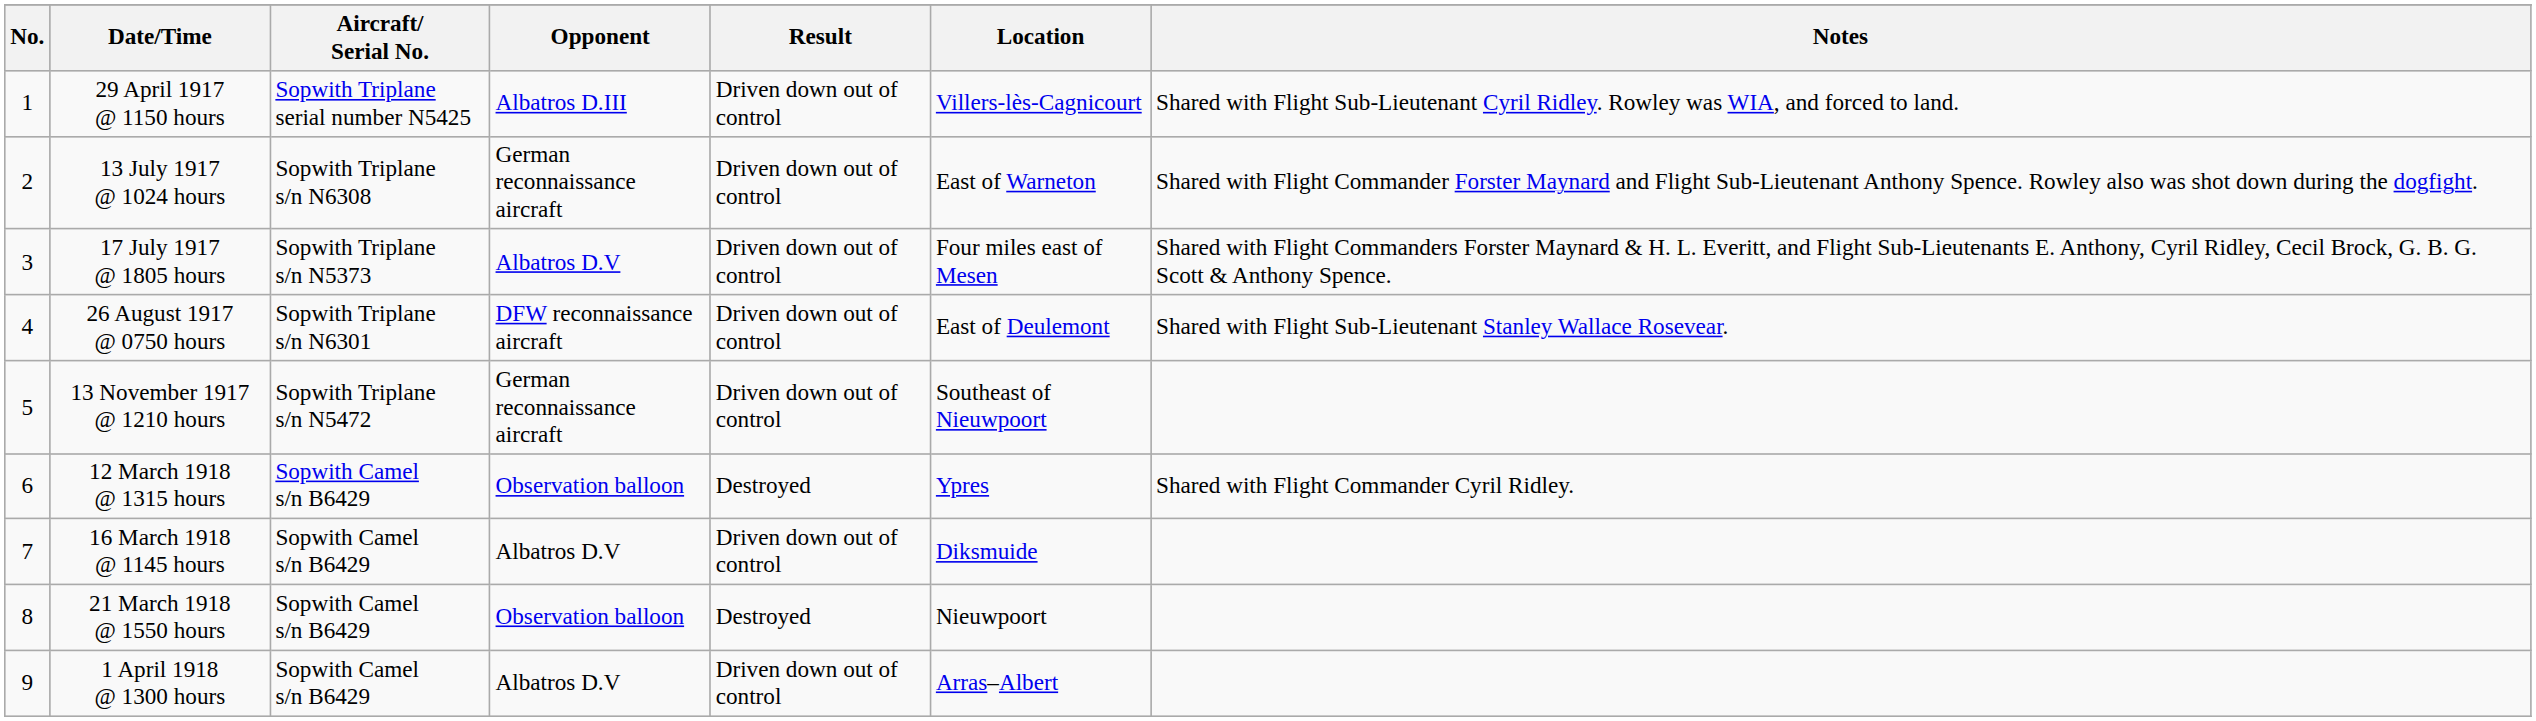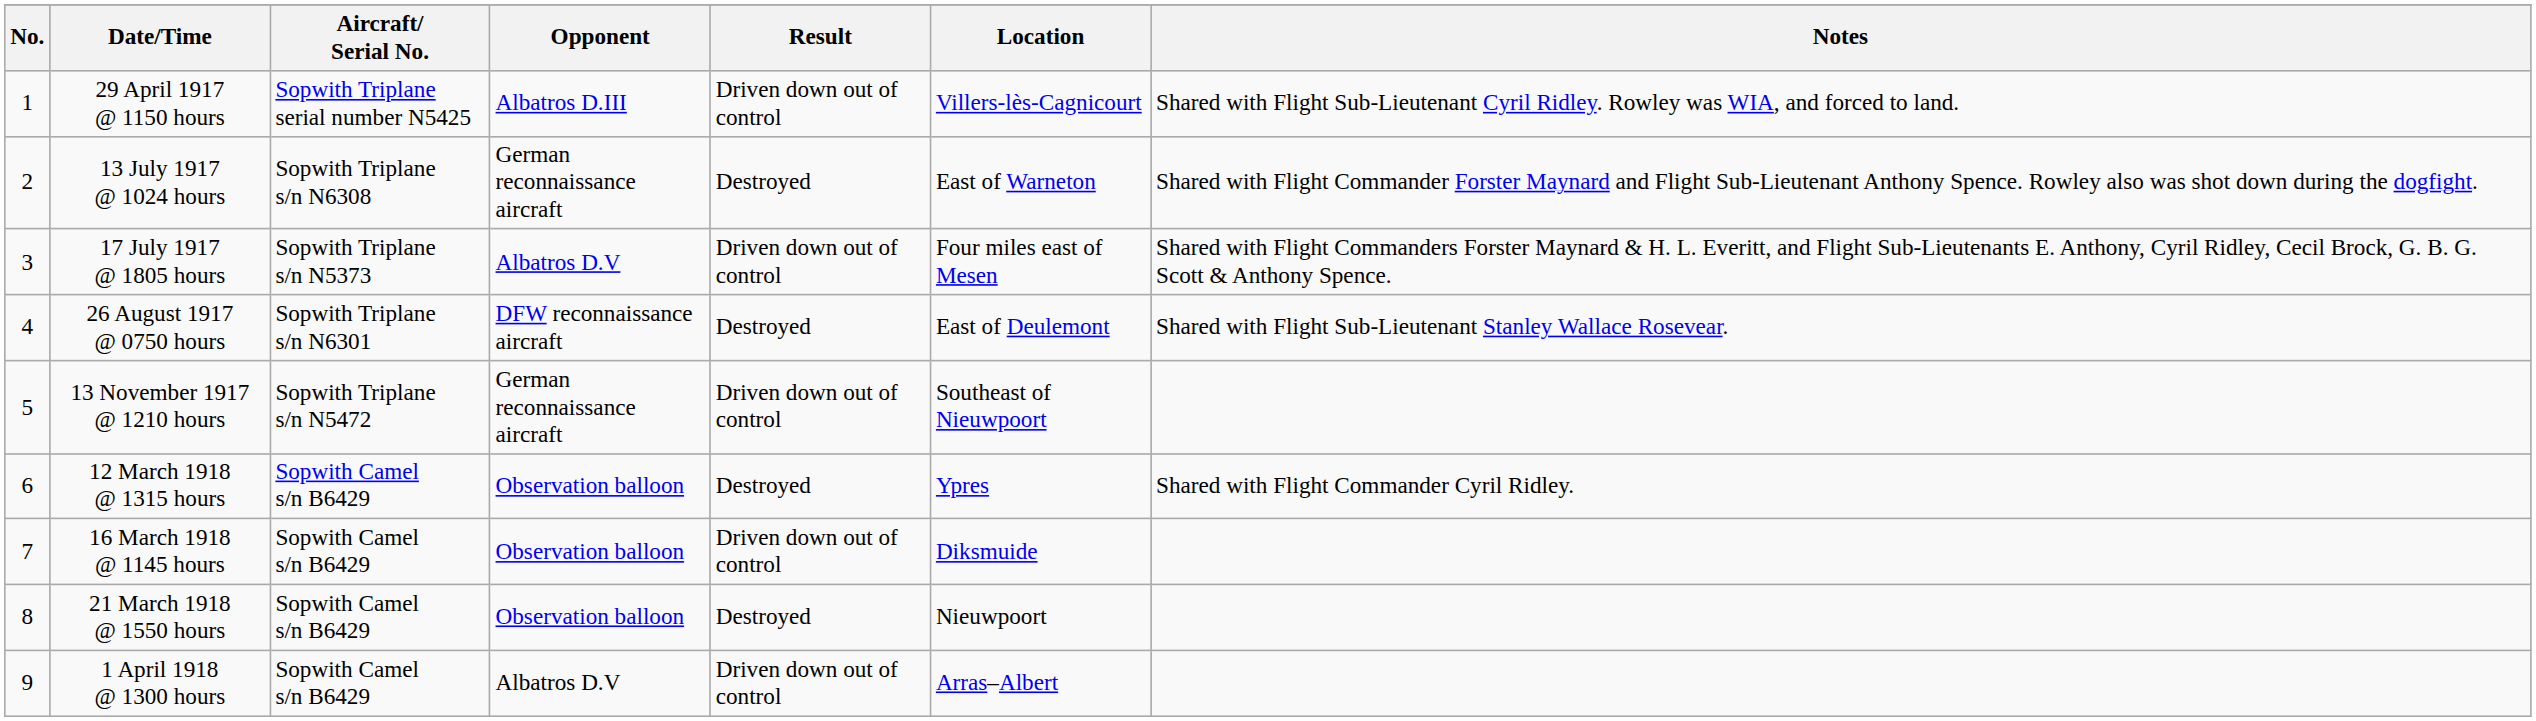(807, 182) Driven down out of control -> (763, 182) Destroyed
(807, 327) Driven down out of control -> (763, 327) Destroyed
(558, 551) Albatros D.V -> (590, 551) Observation balloon
